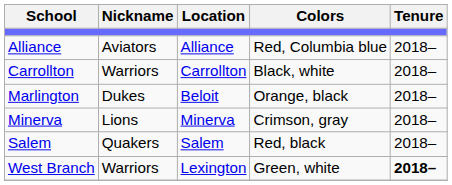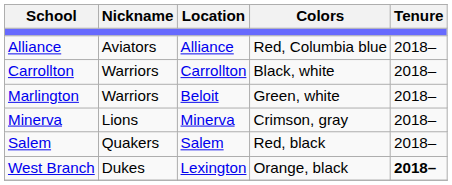(123, 95) Dukes -> (130, 95) Warriors
(301, 95) Orange, black -> (297, 95) Green, white
(130, 168) Warriors -> (123, 168) Dukes
(297, 168) Green, white -> (301, 168) Orange, black
